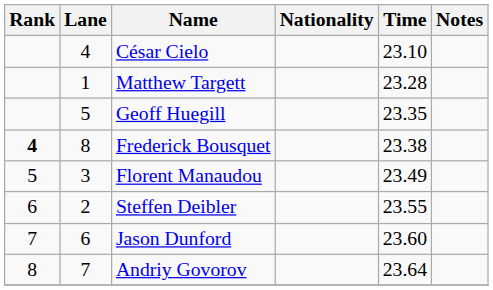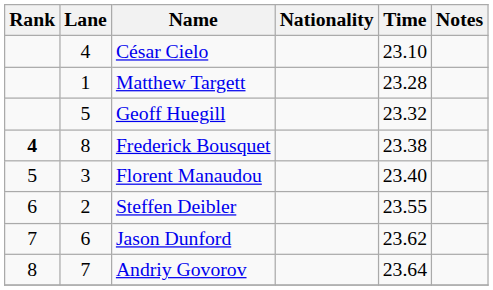(405, 113) 23.35 -> (405, 113) 23.32
(405, 176) 23.49 -> (405, 176) 23.40
(405, 238) 23.60 -> (405, 238) 23.62
